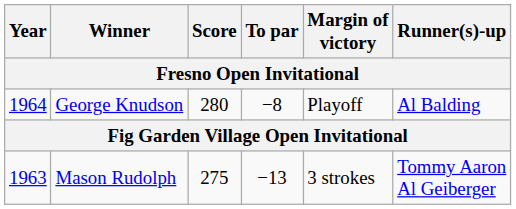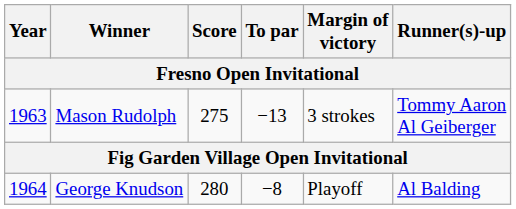rows swapped: (119, 104) <-> (116, 178)
